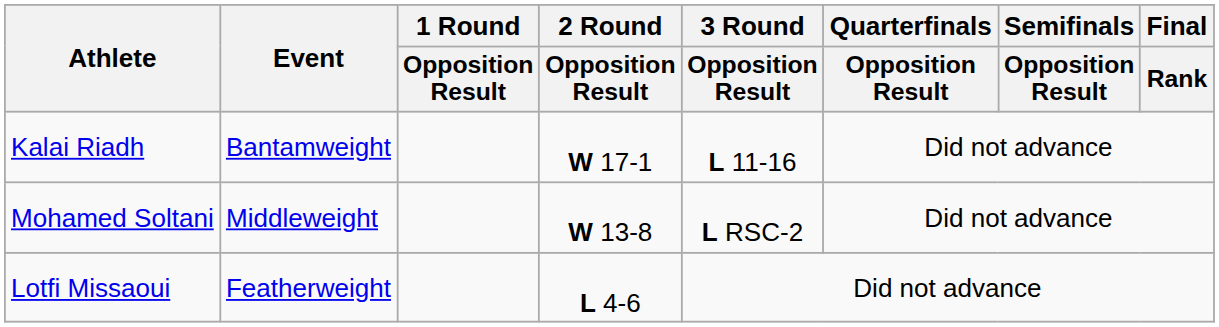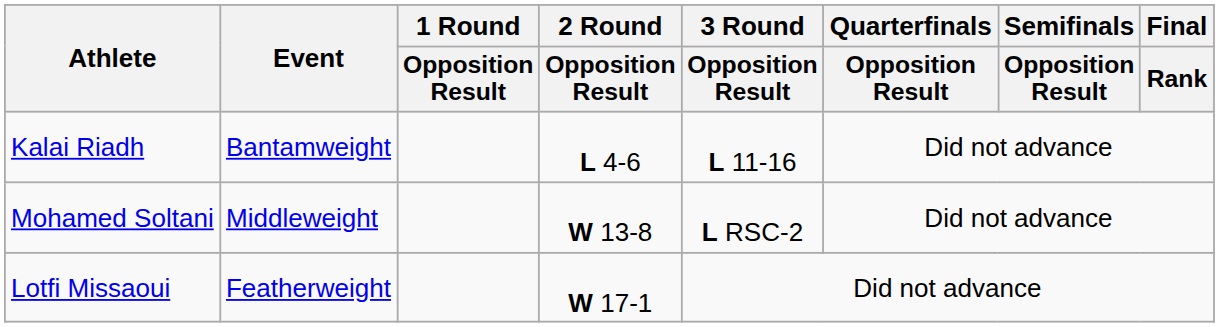(610, 162) W 17-1 -> (610, 162) L 4-6
(610, 302) L 4-6 -> (610, 302) W 17-1
